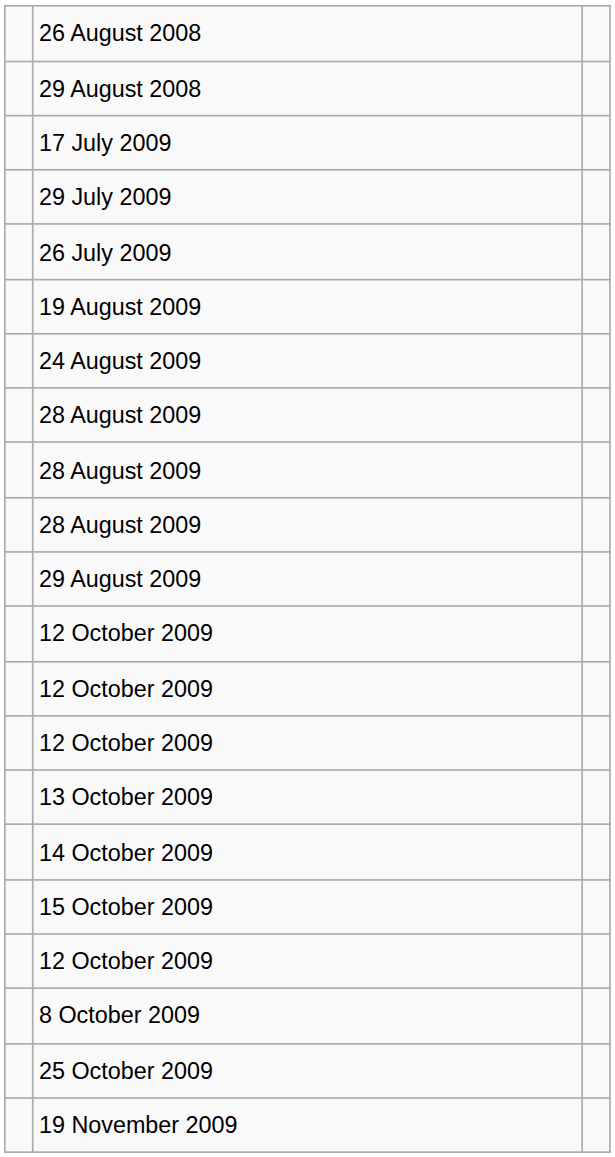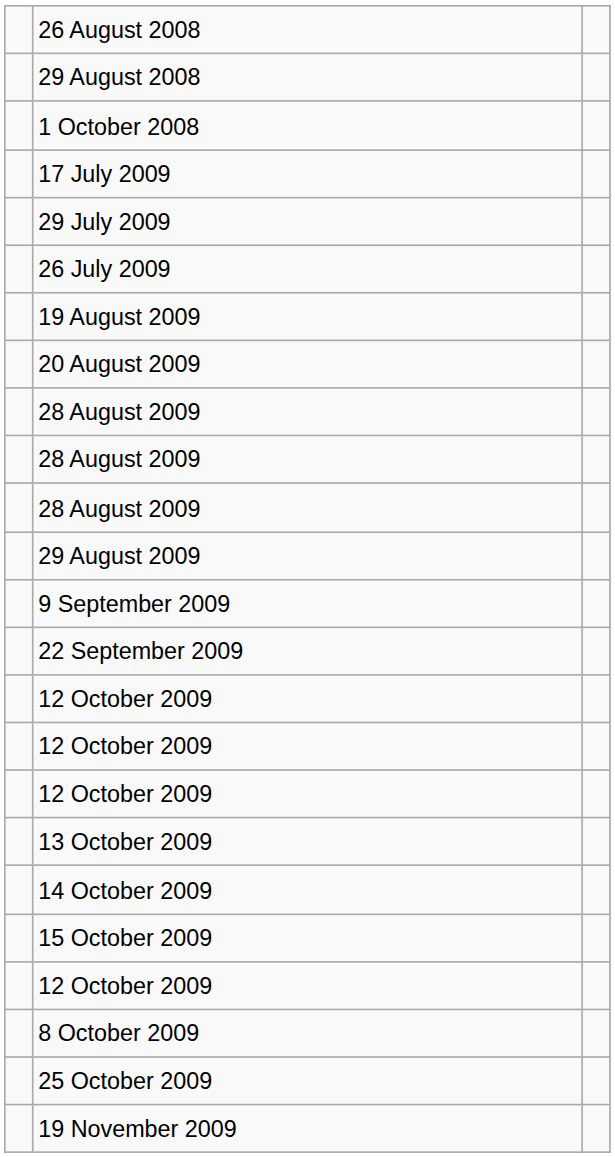+ row: (19, 126)
+ row: (19, 364)
- row: (19, 361)
+ row: (19, 603)
+ row: (19, 651)
